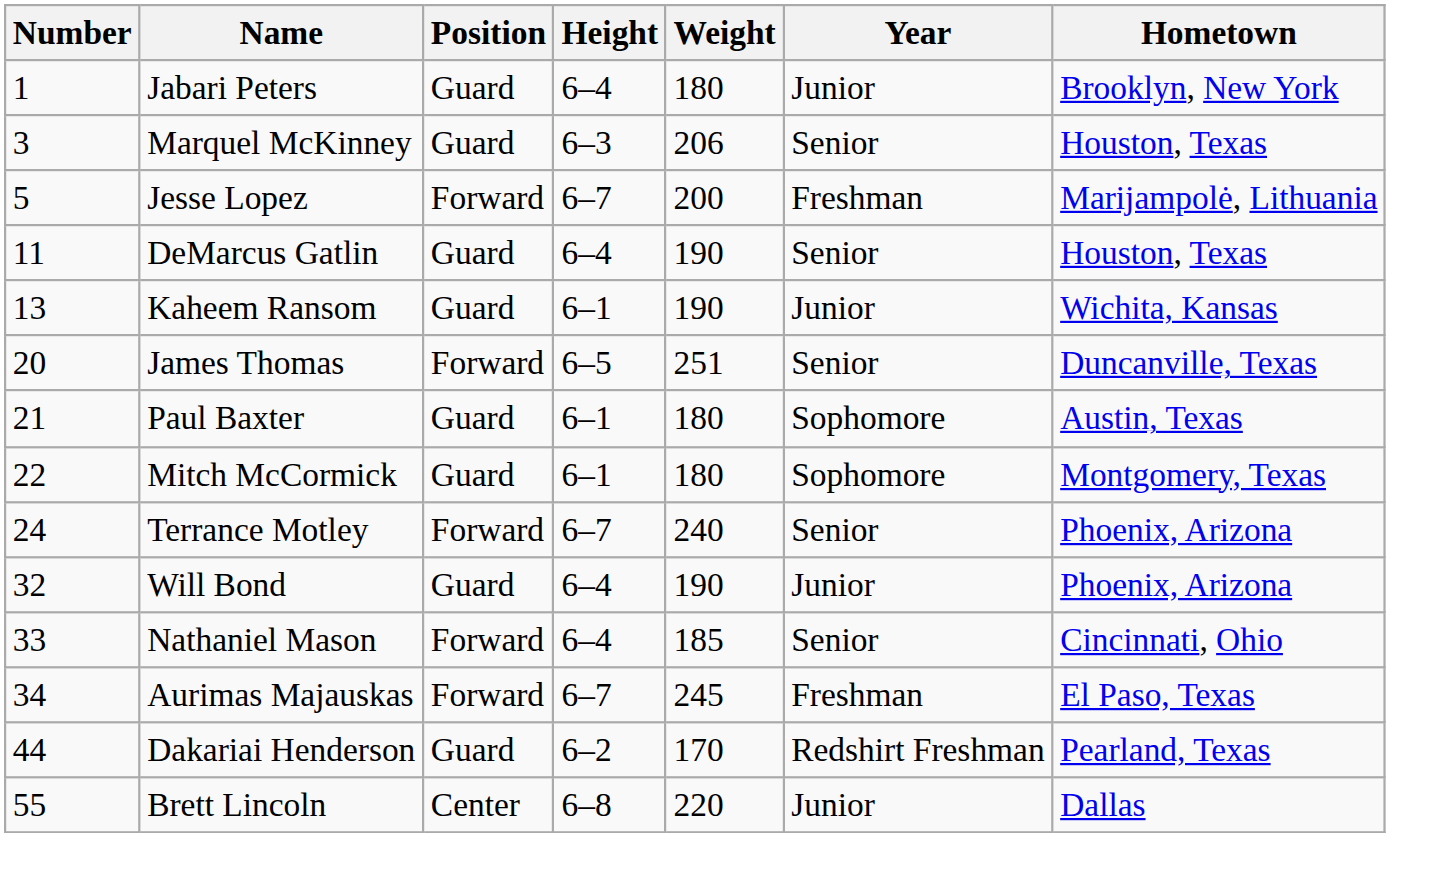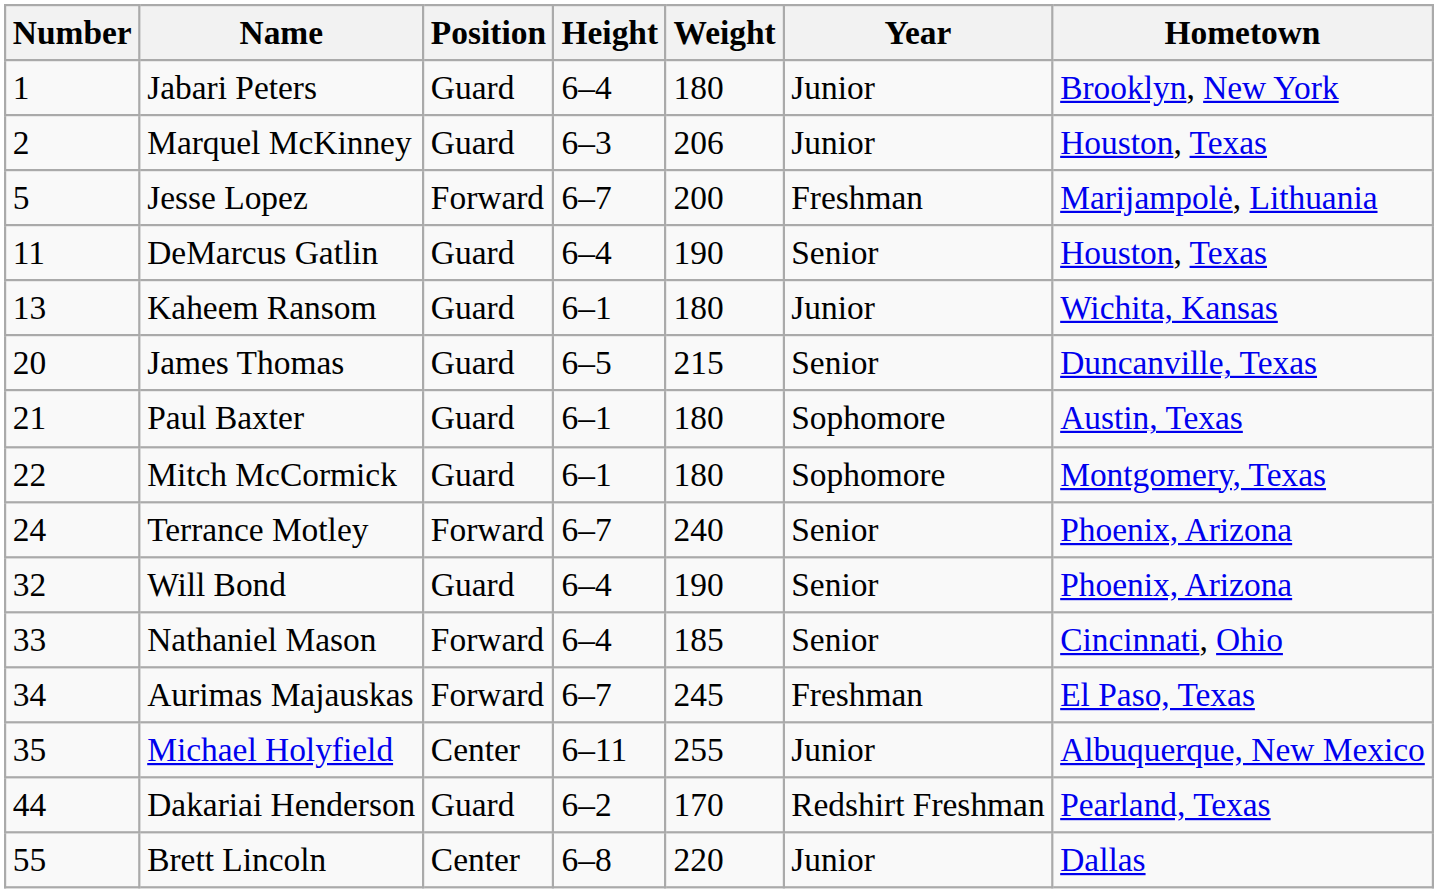(21, 142) 3 -> (21, 142) 2
(835, 142) Senior -> (833, 142) Junior
(699, 307) 190 -> (699, 307) 180
(487, 363) Forward -> (473, 363) Guard
(699, 363) 251 -> (699, 363) 215
(833, 583) Junior -> (835, 583) Senior
+ row: (270, 749)
